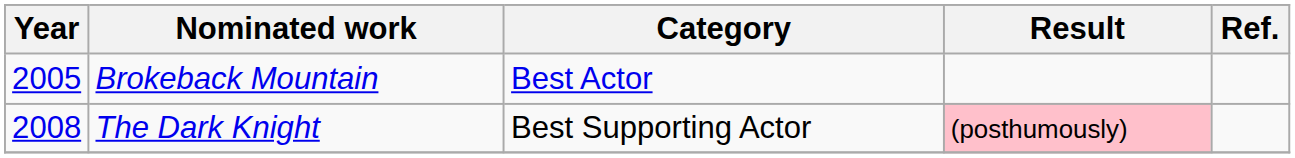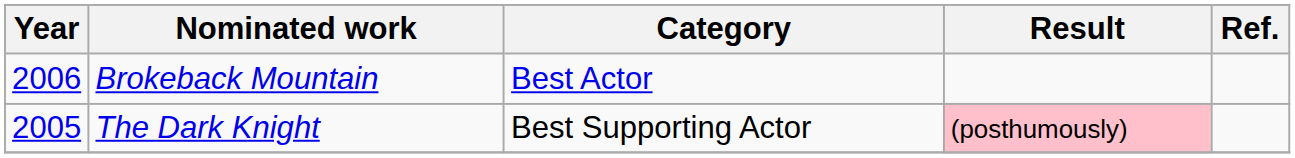(47, 78) 2005 -> (47, 78) 2006
(47, 127) 2008 -> (47, 127) 2005
